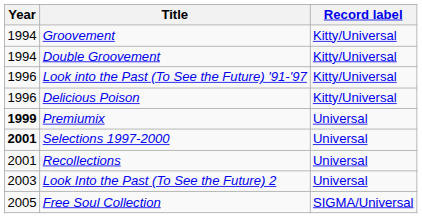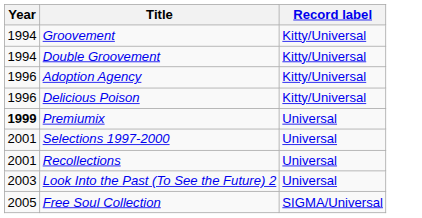+ row: (92, 77)
- row: (175, 77)
(22, 139) bold -> (22, 139) normal
